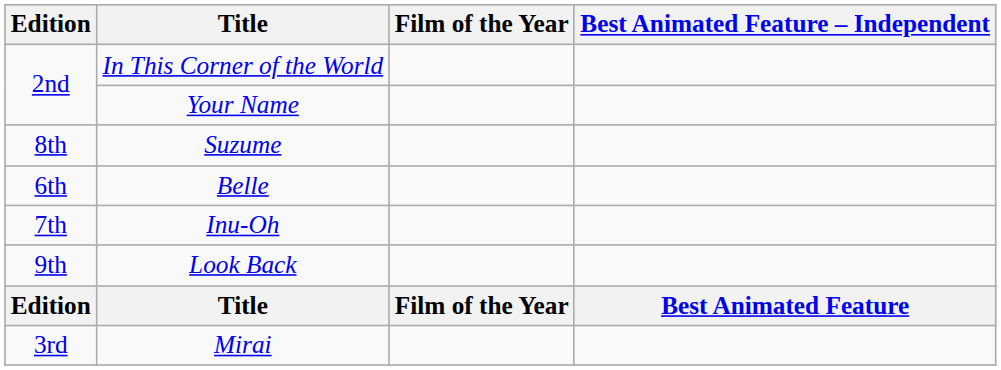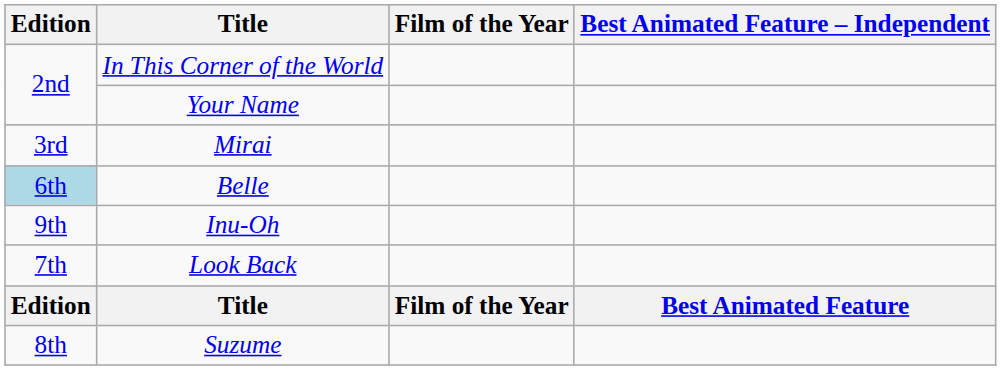rows swapped: (243, 345) <-> (243, 144)
(51, 184) no background -> (51, 184) lightblue background
(51, 225) 7th -> (51, 225) 9th
(51, 265) 9th -> (51, 265) 7th
